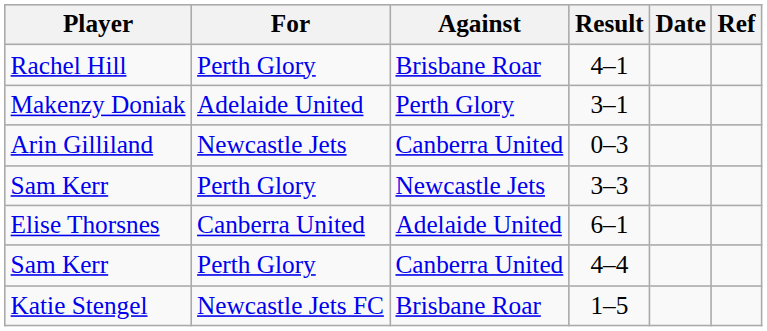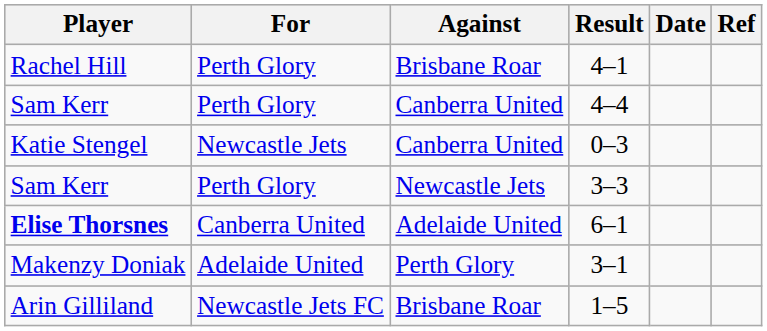rows swapped: (609, 104) <-> (609, 265)
(82, 144) Arin Gilliland -> (79, 144) Katie Stengel
(85, 225) normal -> (89, 225) bold
(79, 305) Katie Stengel -> (82, 305) Arin Gilliland
